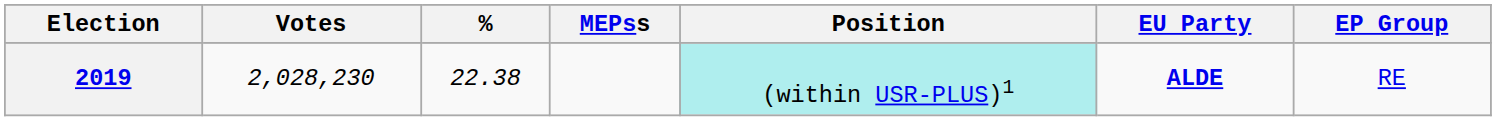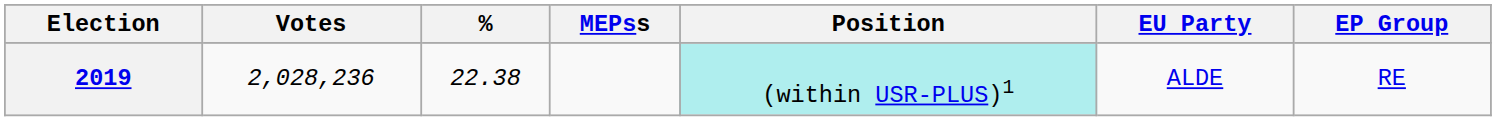(311, 79) 2,028,230 -> (311, 79) 2,028,236
(1195, 79) bold -> (1195, 79) normal
